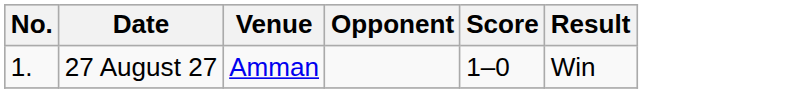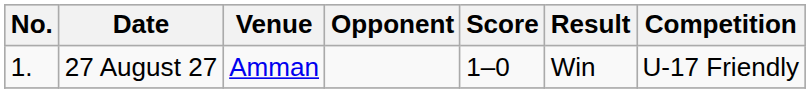+ column: (721, 25)
